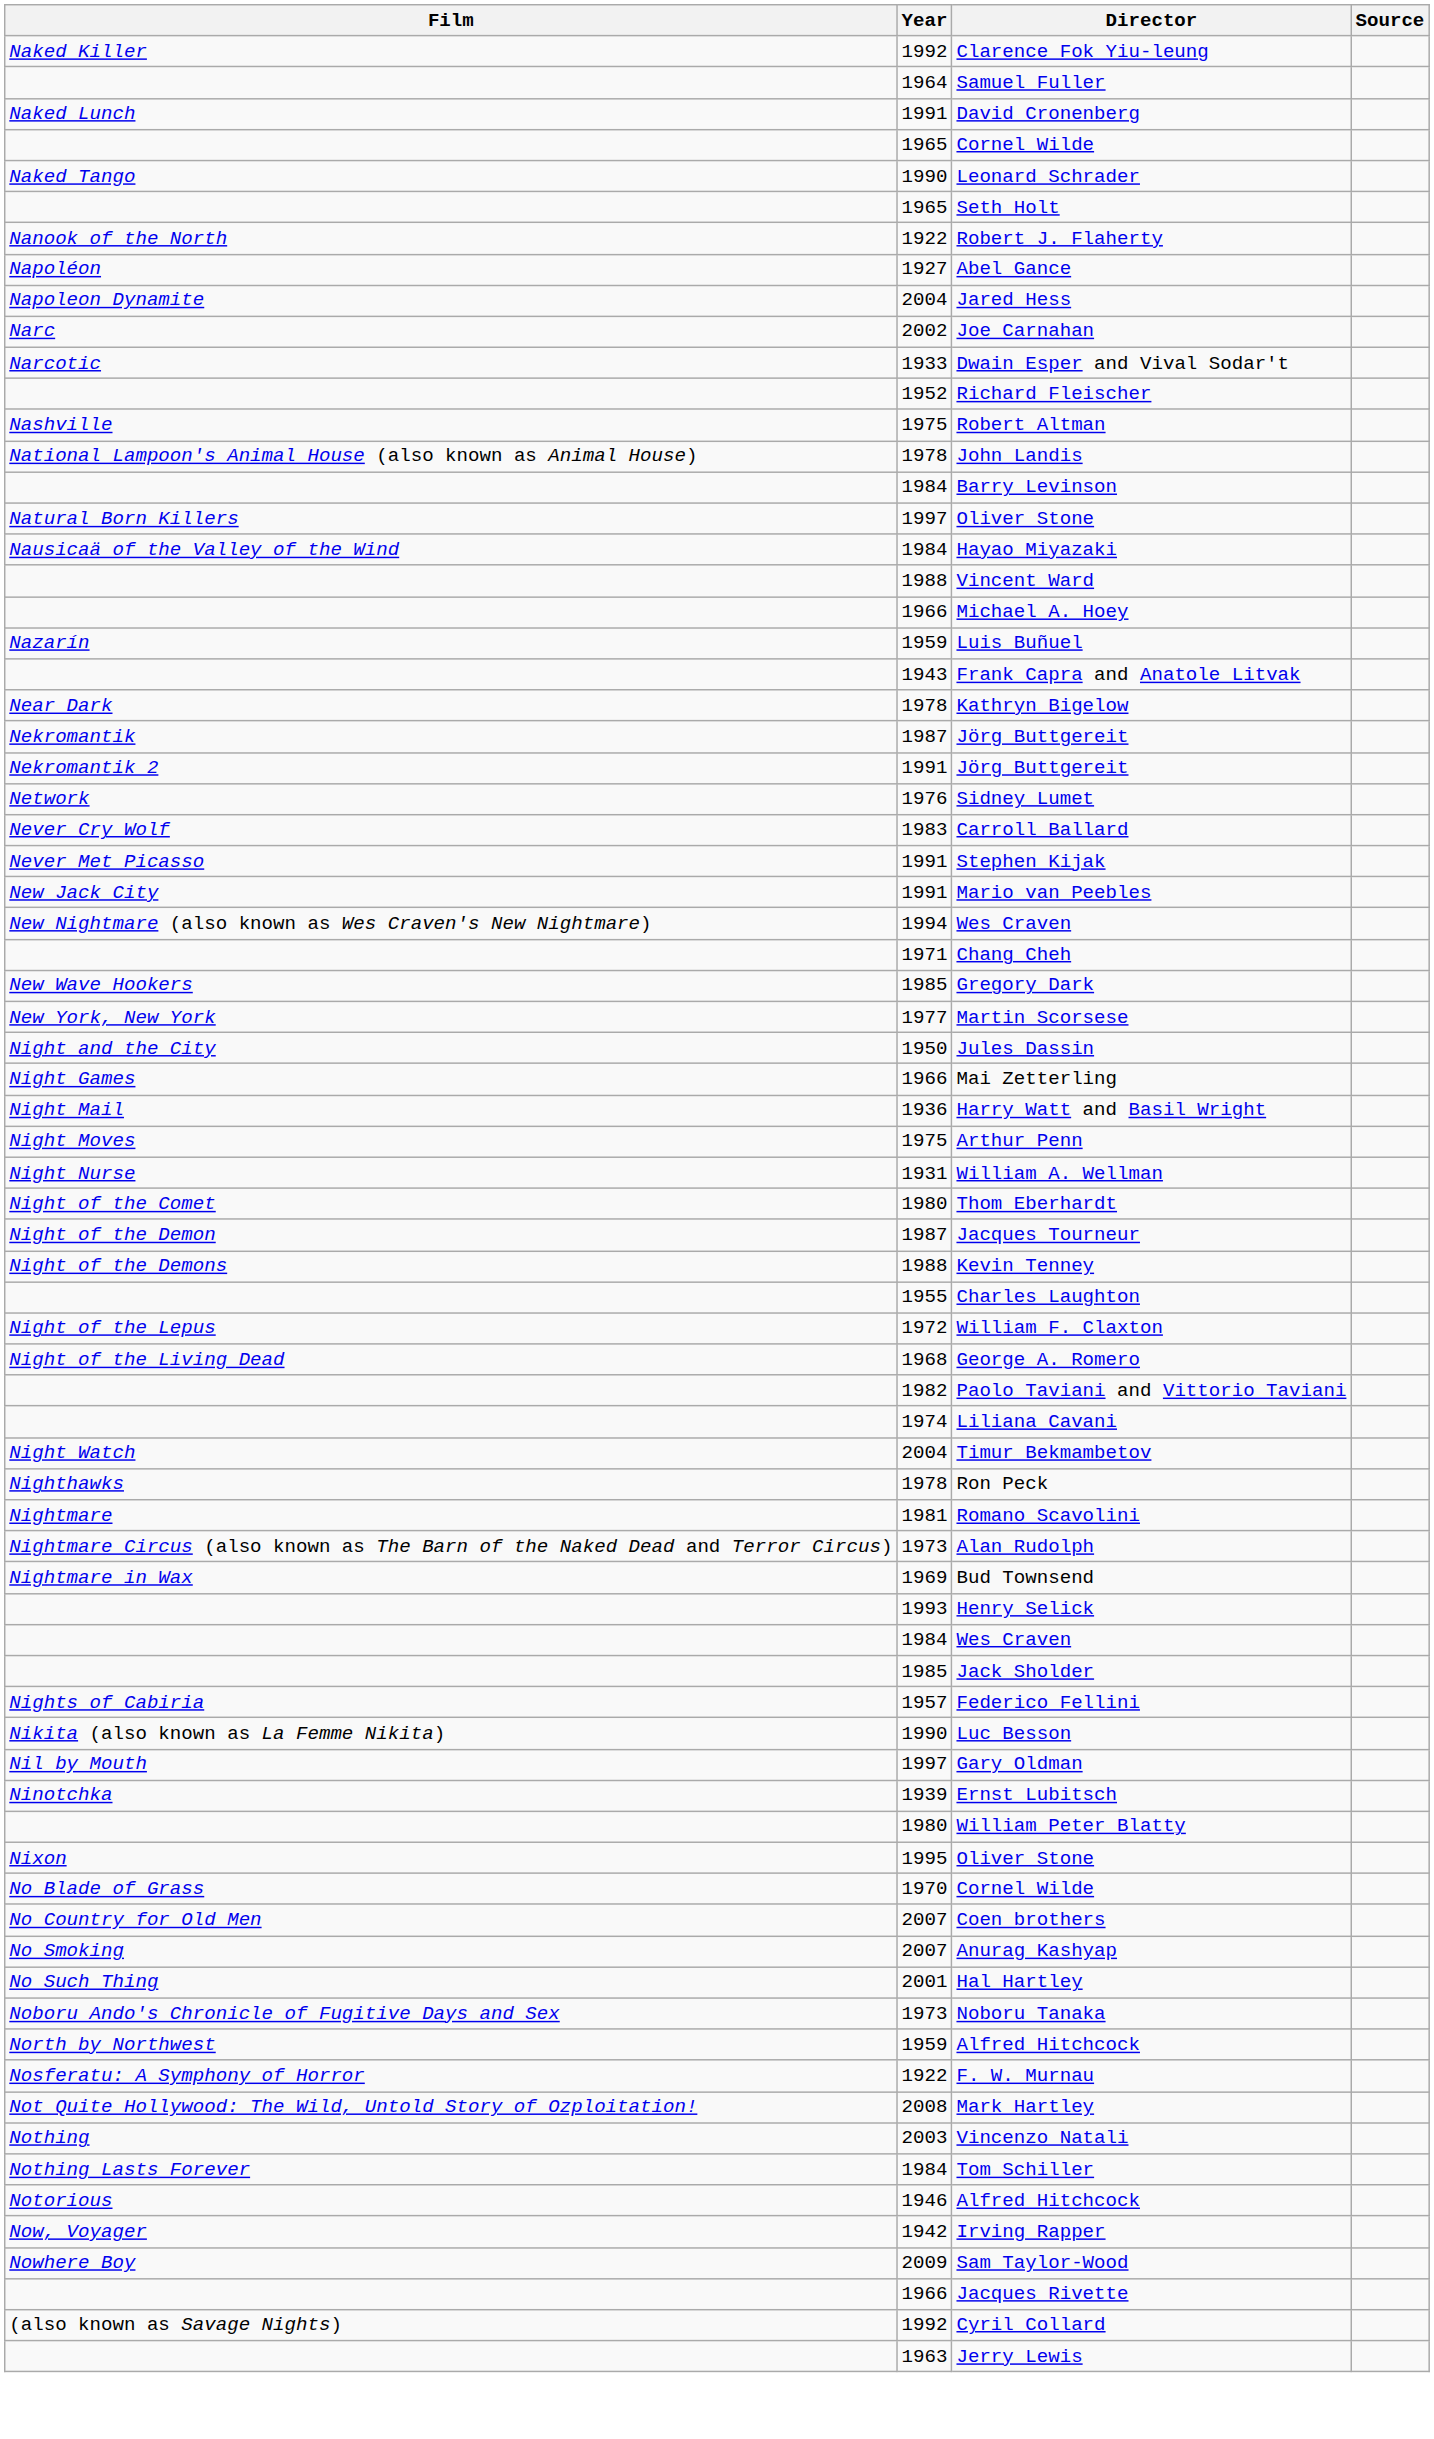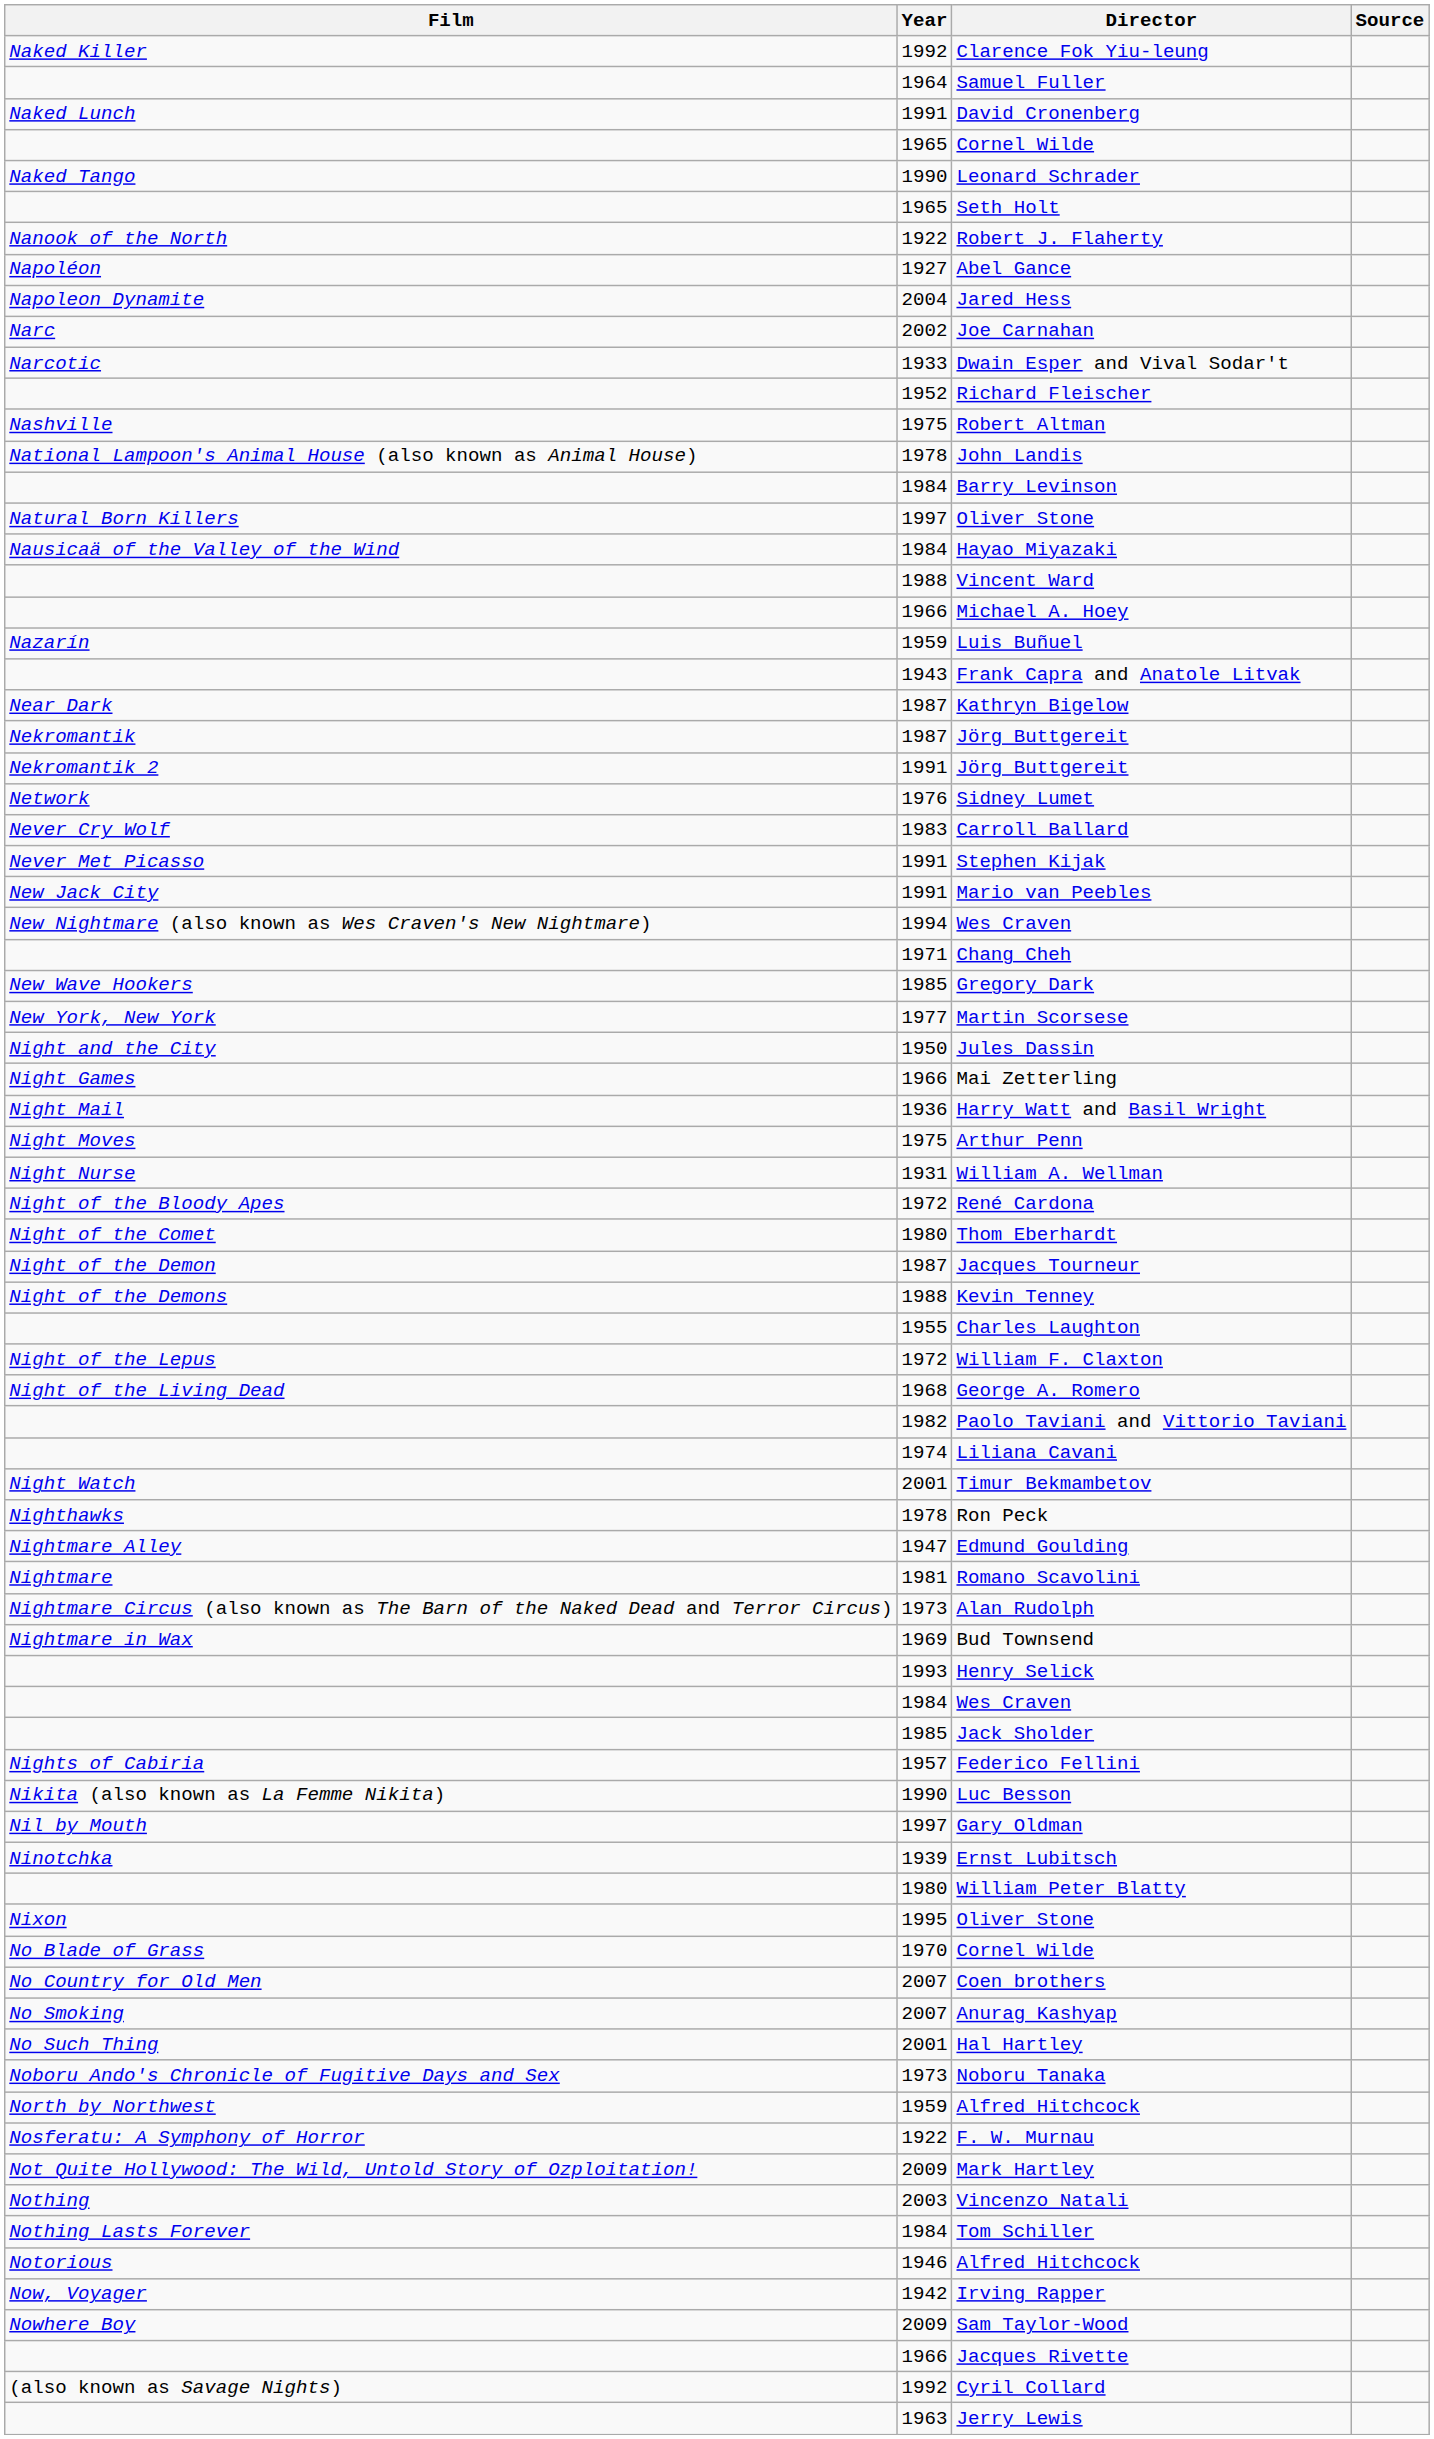(924, 706) 1978 -> (924, 706) 1987
+ row: (147, 1204)
(924, 1453) 2004 -> (924, 1484) 2001
+ row: (95, 1546)
(924, 2107) 2008 -> (924, 2169) 2009
